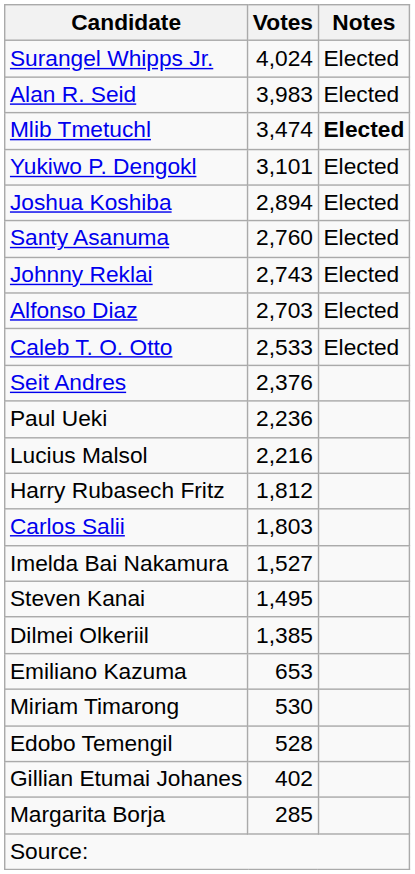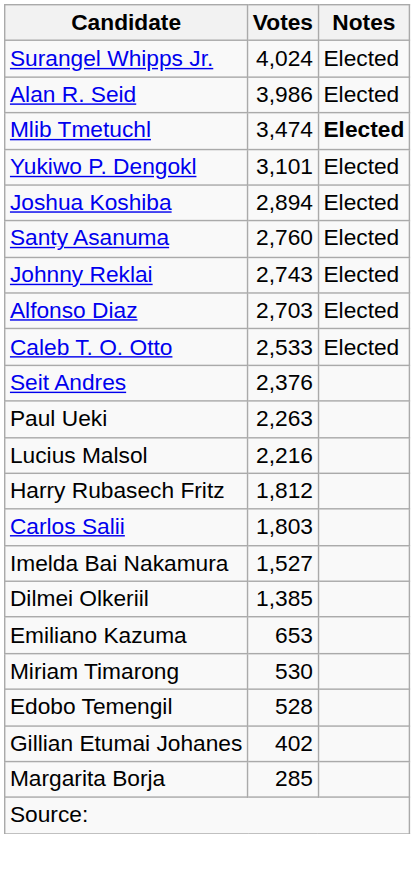(285, 94) 3,983 -> (285, 94) 3,986
(285, 418) 2,236 -> (285, 418) 2,263
- row: (78, 599)
